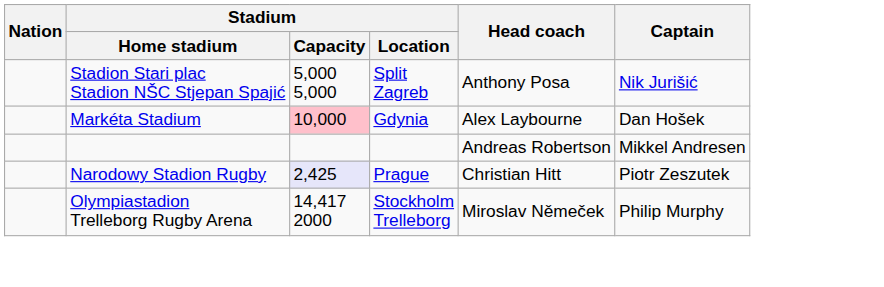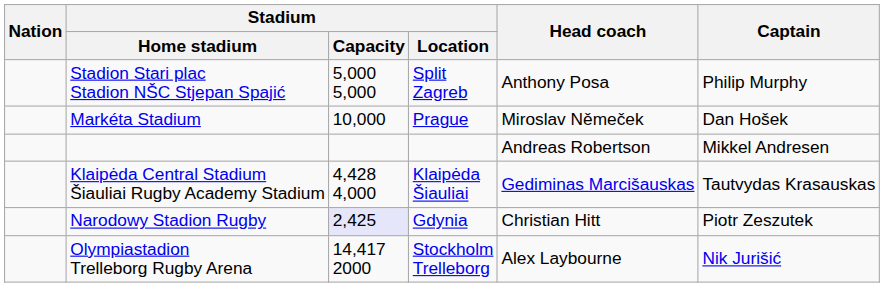(658, 82) Nik Jurišić -> (755, 82) Philip Murphy
(320, 119) pink background -> (359, 119) no background
(401, 119) Gdynia -> (441, 119) Prague
(522, 119) Alex Laybourne -> (572, 119) Miroslav Němeček
+ row: (198, 184)
(401, 174) Prague -> (440, 221) Gdynia
(533, 211) Miroslav Němeček -> (561, 258) Alex Laybourne
(671, 211) Philip Murphy -> (742, 258) Nik Jurišić
